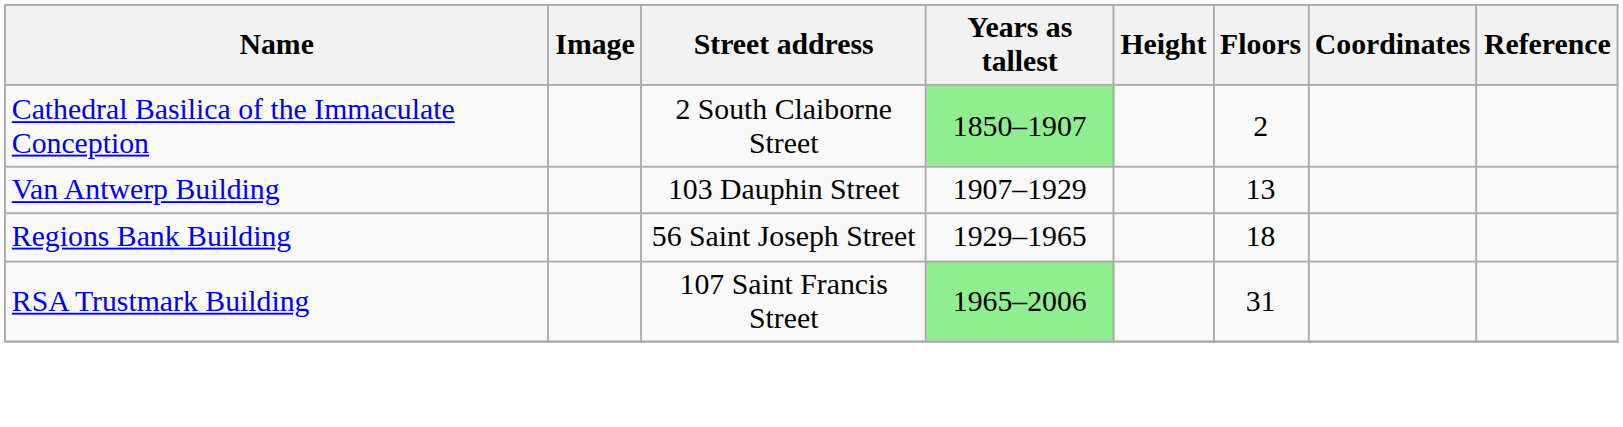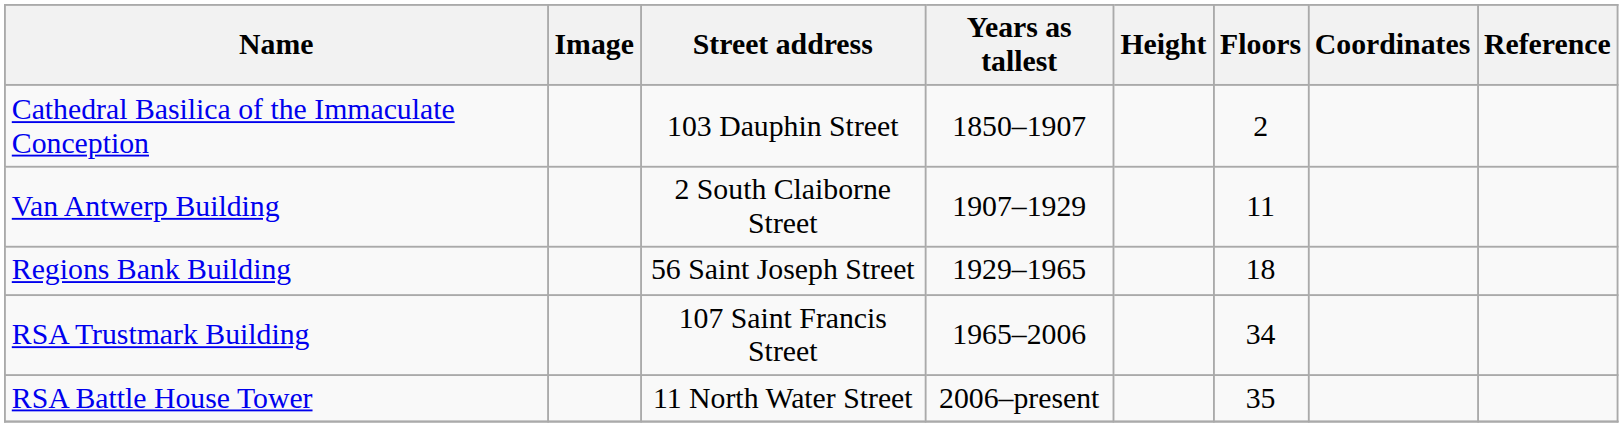(784, 125) 2 South Claiborne Street -> (783, 125) 103 Dauphin Street
(1020, 125) lightgreen background -> (1019, 125) no background
(784, 189) 103 Dauphin Street -> (783, 206) 2 South Claiborne Street
(1261, 189) 13 -> (1261, 206) 11
(1020, 300) lightgreen background -> (1019, 334) no background
(1261, 300) 31 -> (1261, 334) 34
+ row: (162, 398)
